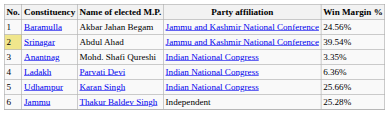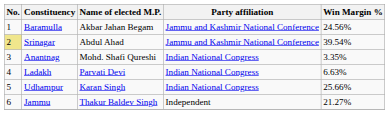(335, 72) 6.36% -> (335, 72) 6.63%
(337, 102) 25.28% -> (337, 102) 21.27%
